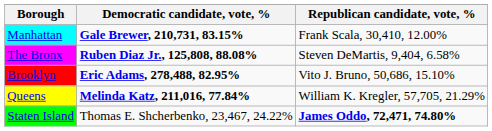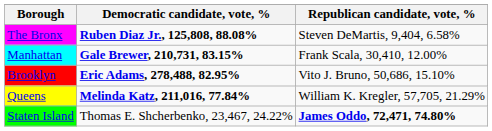rows swapped: (35, 34) <-> (35, 55)
